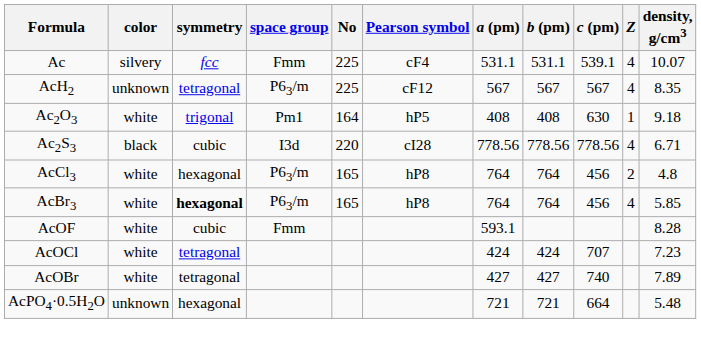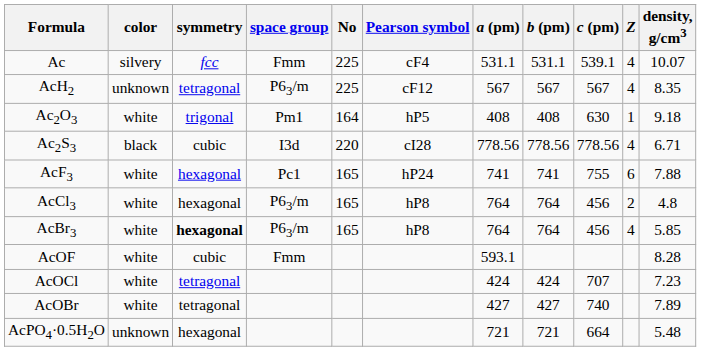+ row: (56, 173)
